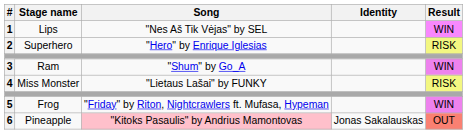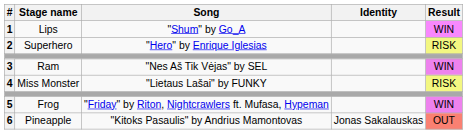(206, 29) "Nes Aš Tik Vėjas" by SEL -> (206, 29) "Shum" by Go_A
(206, 67) "Shum" by Go_A -> (206, 67) "Nes Aš Tik Vėjas" by SEL
(206, 121) pink background -> (206, 121) no background
